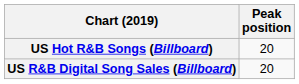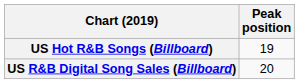(267, 48) 20 -> (267, 48) 19
